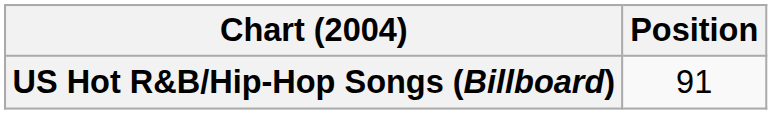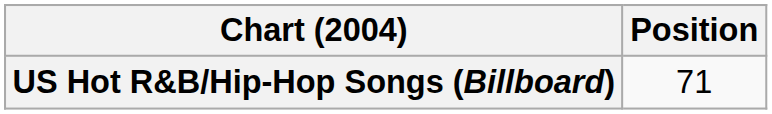(694, 81) 91 -> (694, 81) 71
